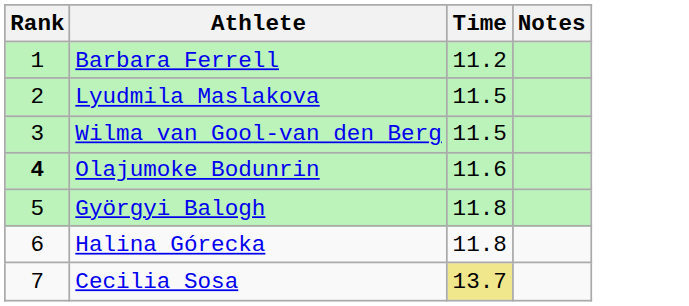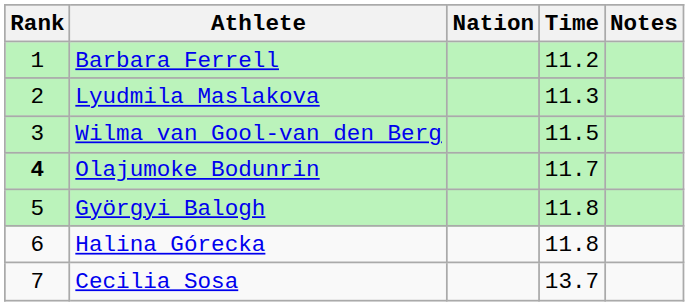+ column: (493, 23)
(480, 97) 11.5 -> (572, 97) 11.3
(480, 171) 11.6 -> (572, 171) 11.7
(480, 281) khaki background -> (572, 281) no background
